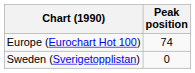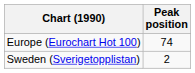(167, 59) 0 -> (167, 59) 2
